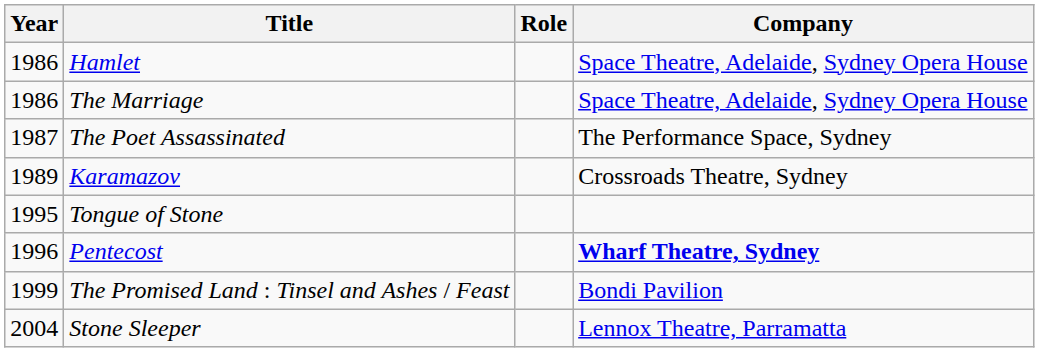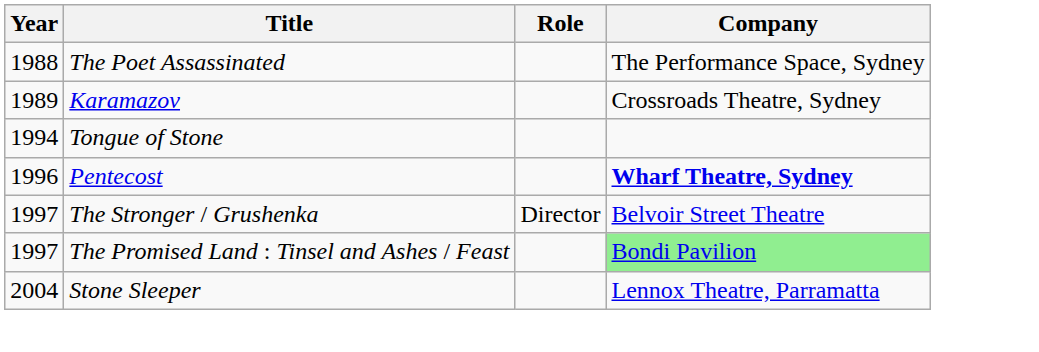- row: (105, 61)
- row: (136, 99)
(34, 137) 1987 -> (34, 61) 1988
(34, 213) 1995 -> (34, 137) 1994
+ row: (194, 213)
(34, 289) 1999 -> (34, 251) 1997
(651, 289) no background -> (684, 251) lightgreen background
